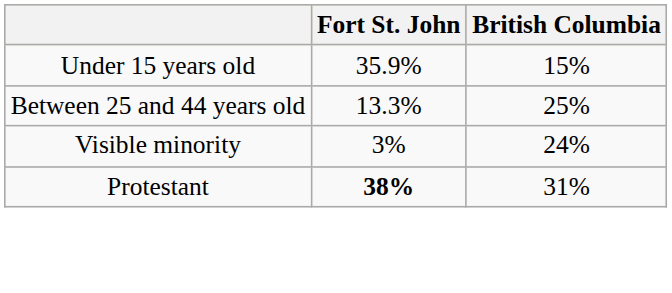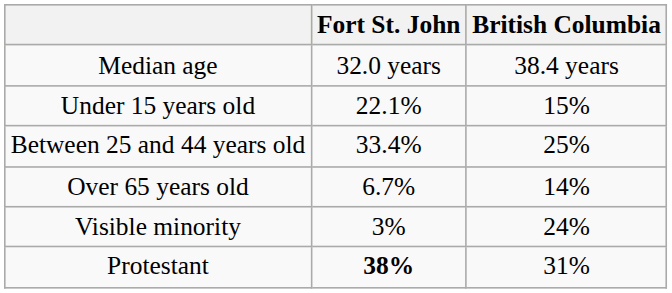+ row: (158, 65)
(389, 65) 35.9% -> (389, 105) 22.1%
(389, 105) 13.3% -> (389, 145) 33.4%
+ row: (158, 186)
